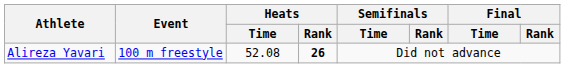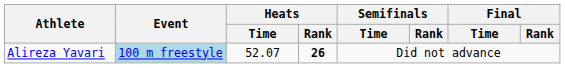(171, 53) no background -> (171, 53) lightblue background
(263, 53) 52.08 -> (263, 53) 52.07
